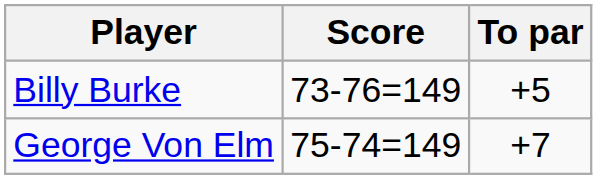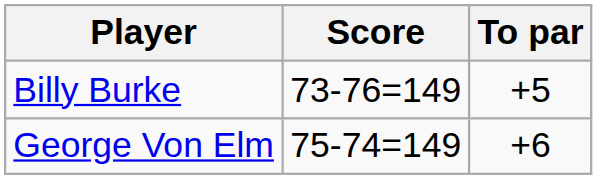(530, 145) +7 -> (530, 145) +6
